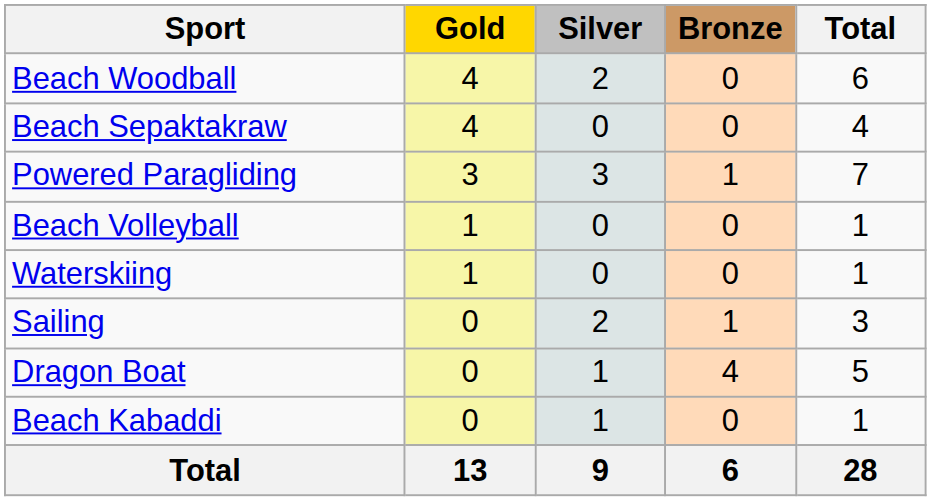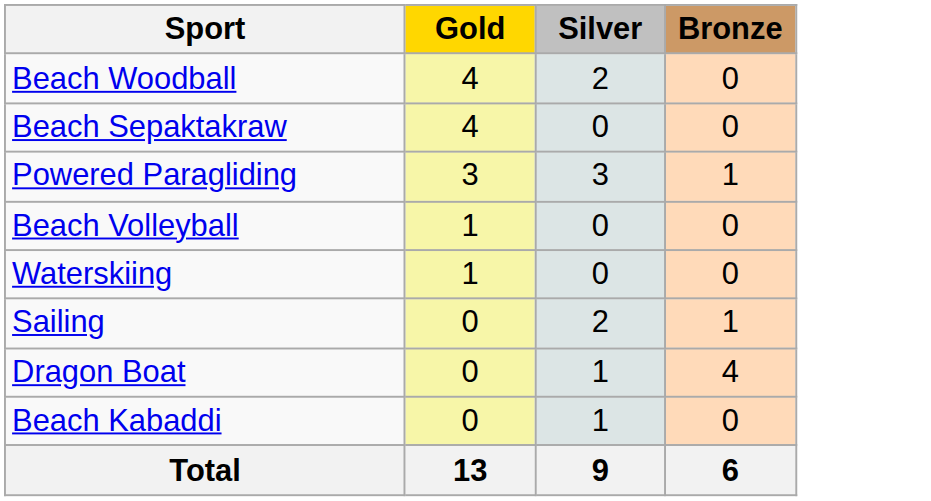- column: (860, 28)
